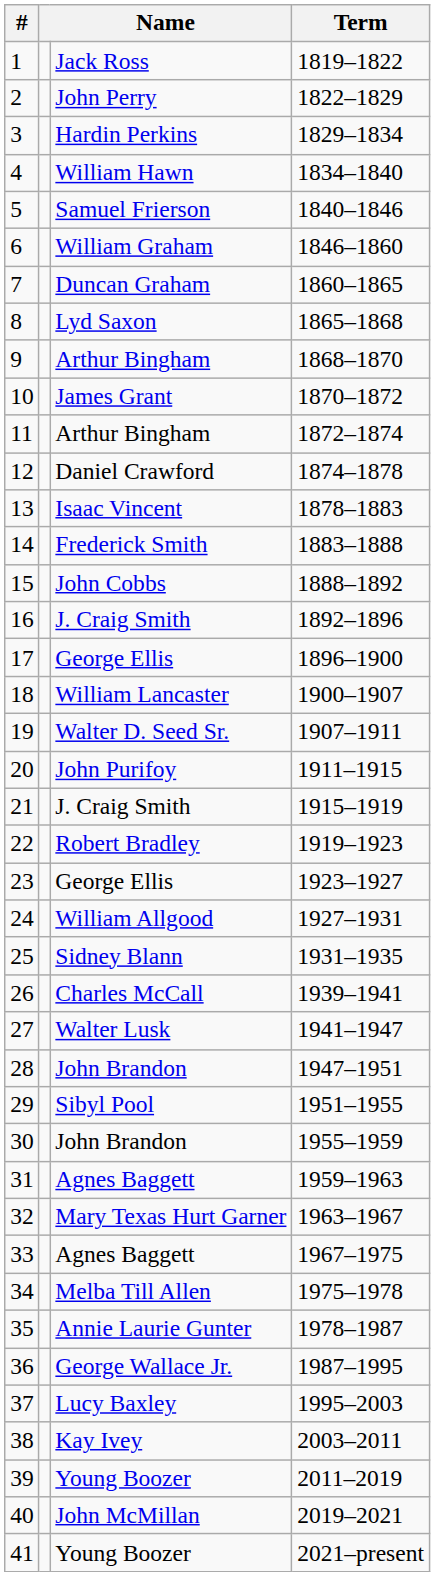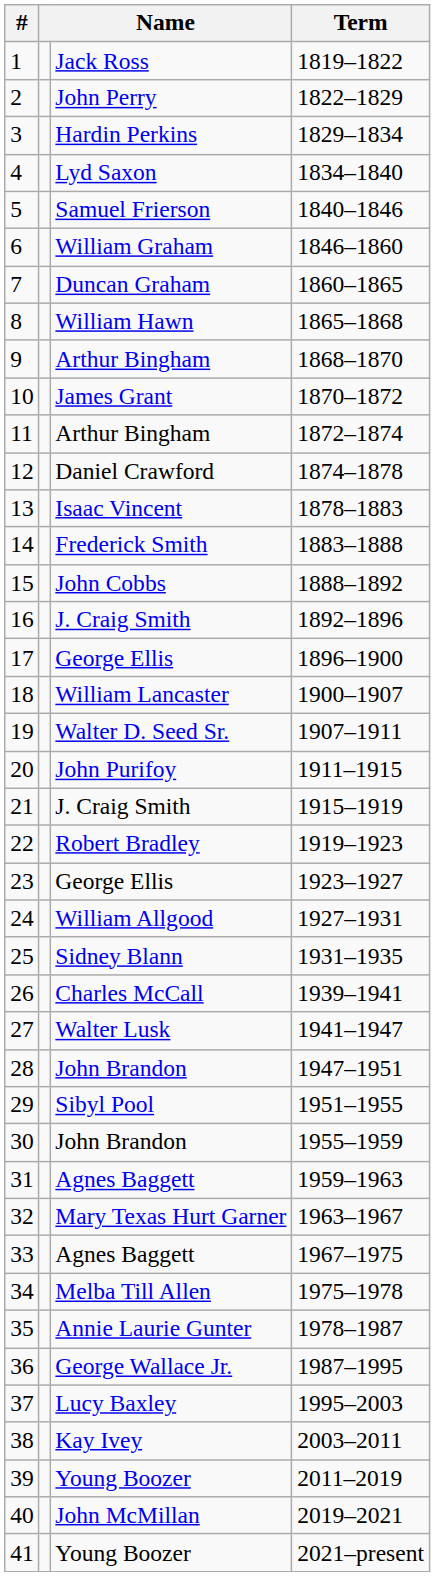(124, 172) William Hawn -> (106, 172) Lyd Saxon
(106, 321) Lyd Saxon -> (124, 321) William Hawn
